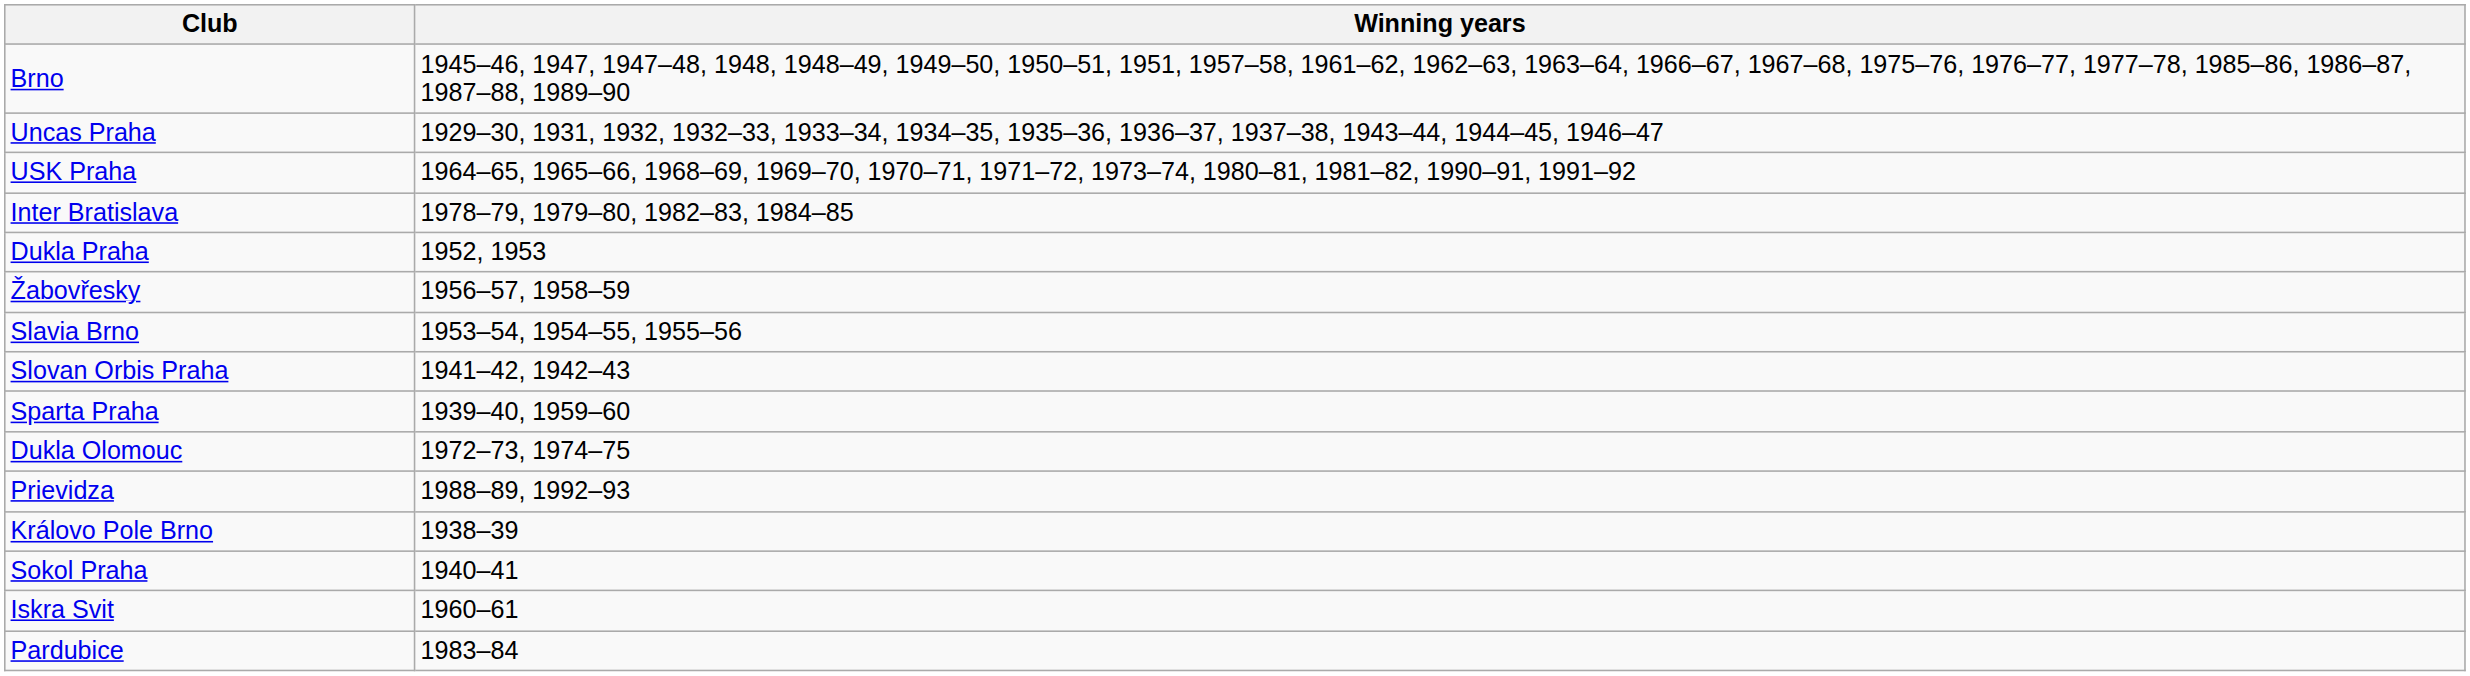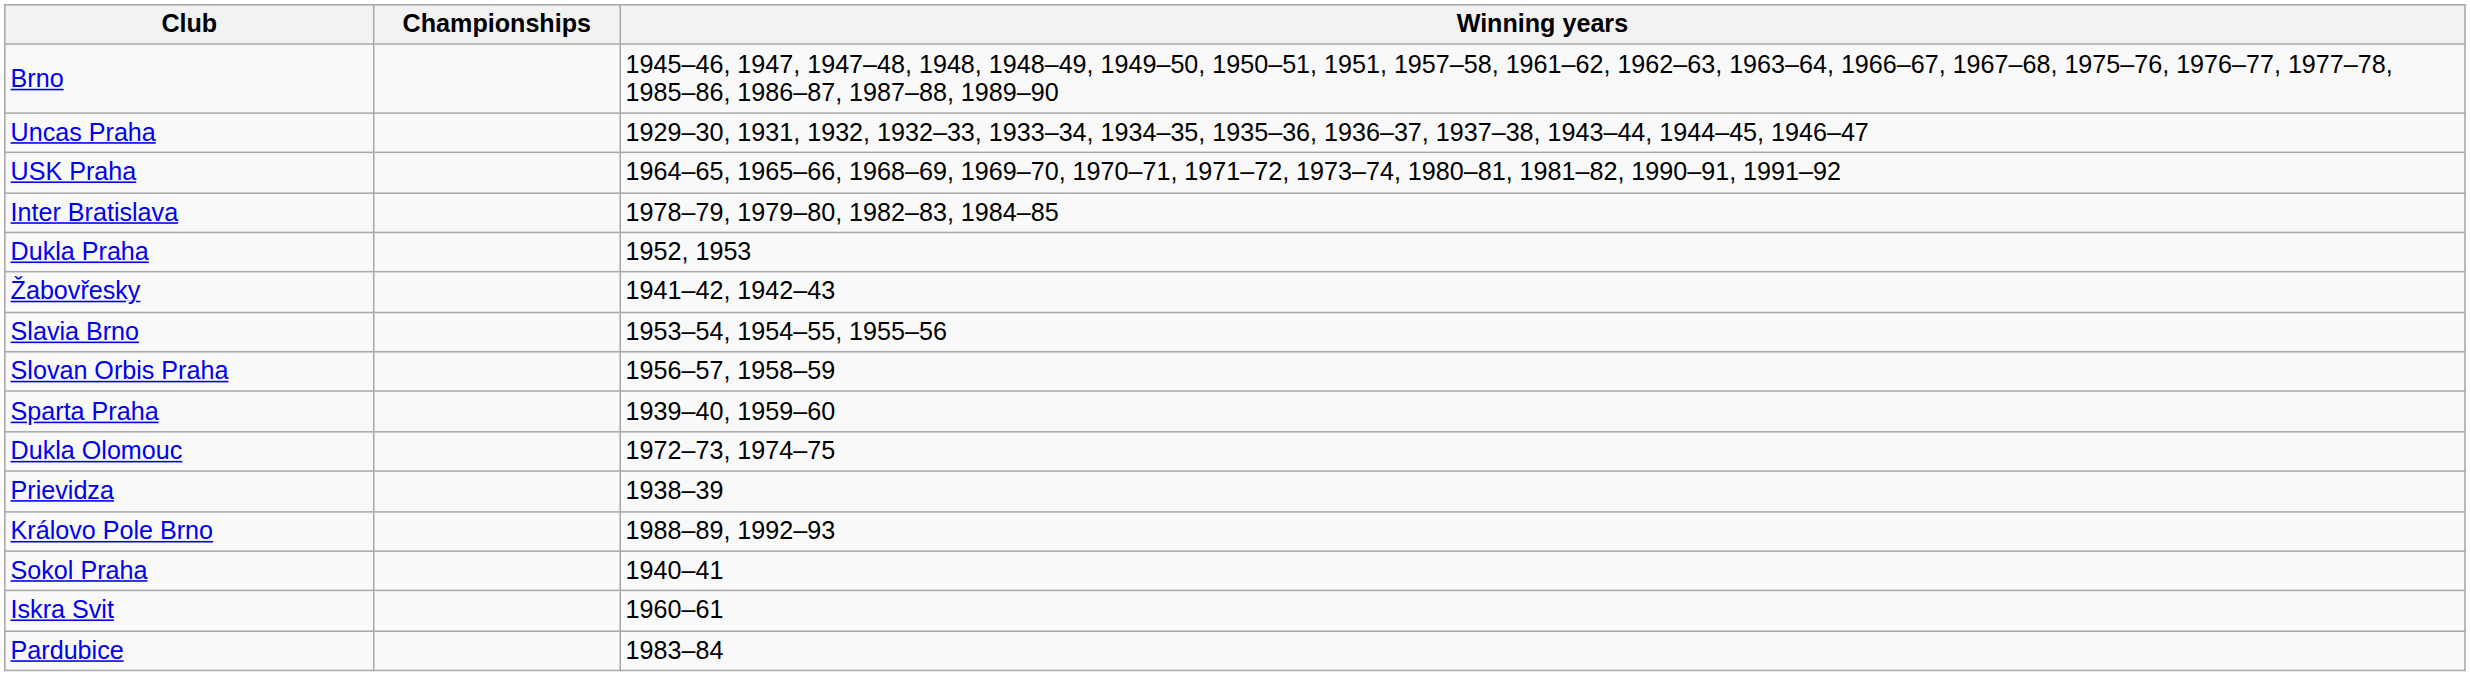+ column: (497, 24)
(525, 291) 1956–57, 1958–59 -> (730, 291) 1941–42, 1942–43
(525, 371) 1941–42, 1942–43 -> (730, 371) 1956–57, 1958–59
(525, 490) 1988–89, 1992–93 -> (675, 490) 1938–39
(469, 530) 1938–39 -> (730, 530) 1988–89, 1992–93
